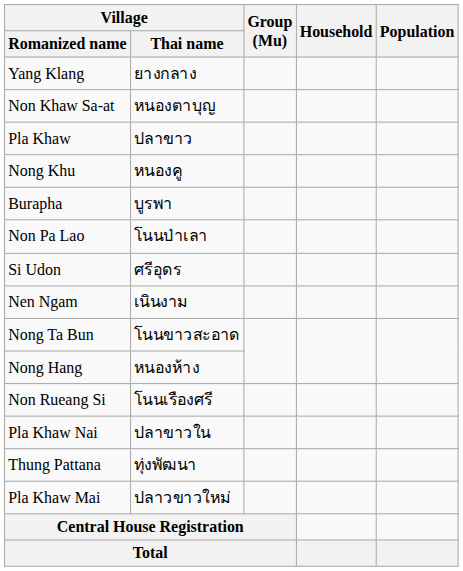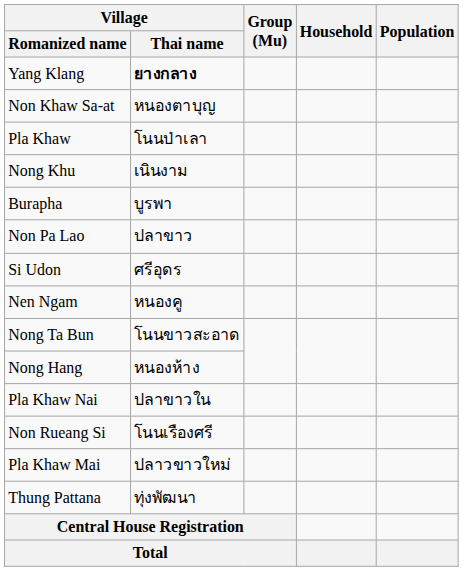(165, 73) normal -> (165, 73) bold
(163, 138) ปลาขาว -> (171, 138) โนนป่าเลา
(158, 171) หนองคู -> (161, 171) เนินงาม
(171, 236) โนนป่าเลา -> (163, 236) ปลาขาว
(161, 301) เนินงาม -> (158, 301) หนองคู
rows swapped: (53, 432) <-> (57, 399)
rows swapped: (55, 465) <-> (54, 497)
